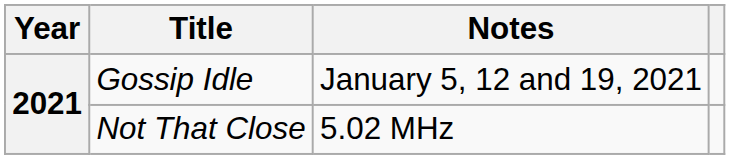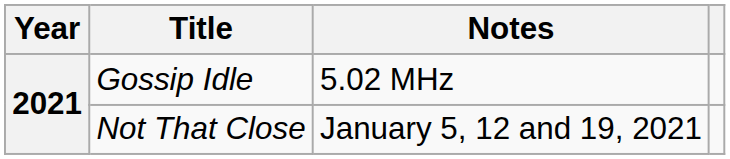(511, 79) January 5, 12 and 19, 2021 -> (387, 79) 5.02 MHz
(387, 128) 5.02 MHz -> (511, 128) January 5, 12 and 19, 2021
